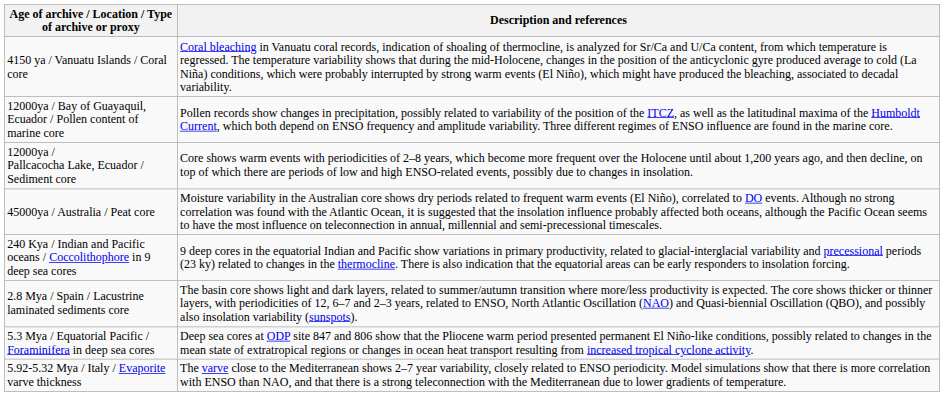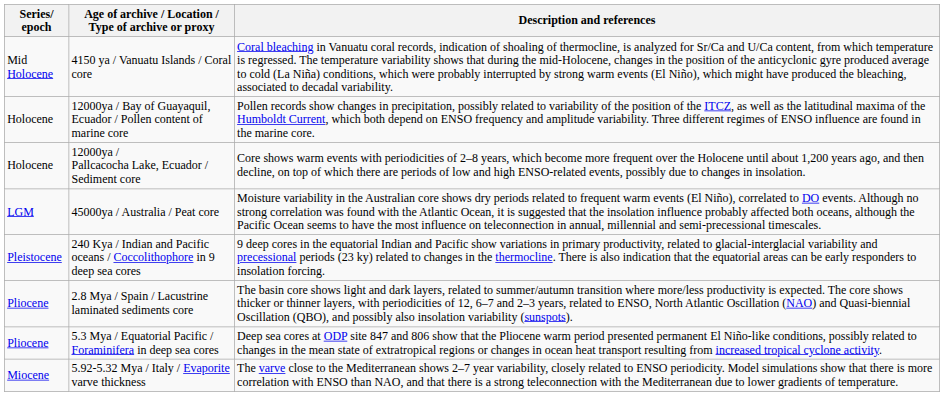+ column: (37, 20)
